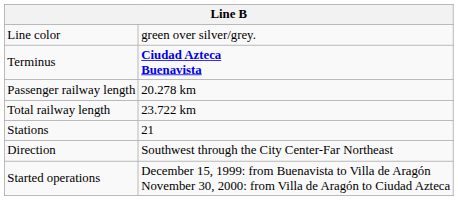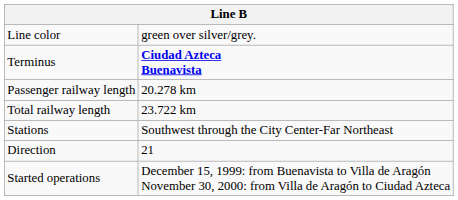(148, 130) 21 -> (267, 130) Southwest through the City Center-Far Northeast
(267, 150) Southwest through the City Center-Far Northeast -> (148, 150) 21
